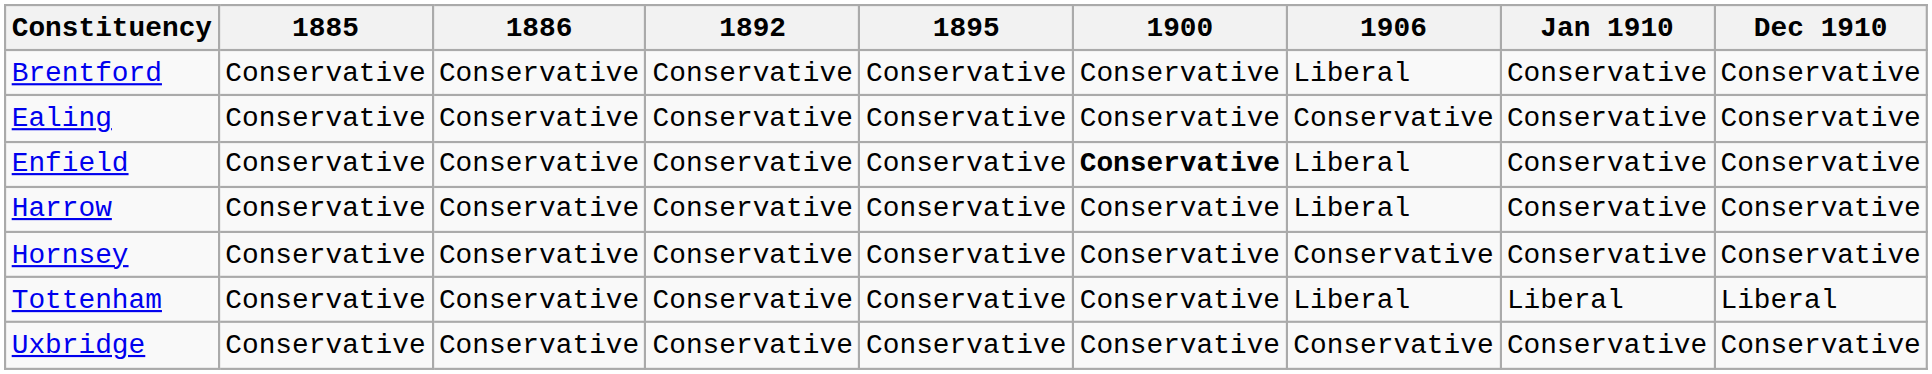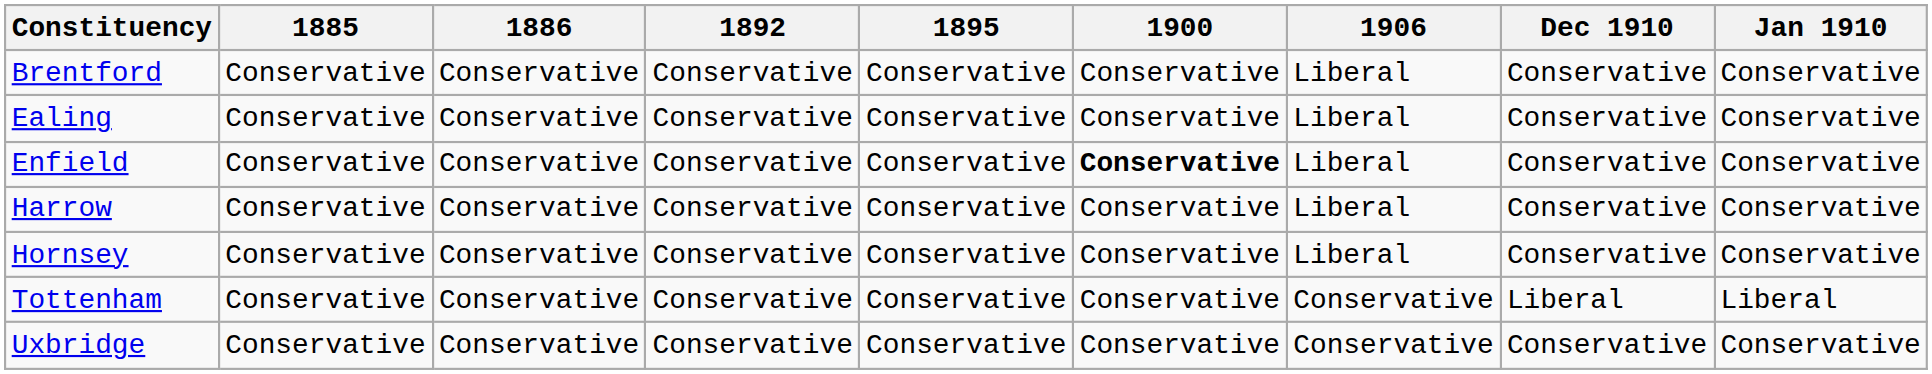columns swapped: (1607, 28) <-> (1821, 28)
(1393, 118) Conservative -> (1352, 118) Liberal
(1393, 254) Conservative -> (1352, 254) Liberal
(1352, 300) Liberal -> (1393, 300) Conservative
